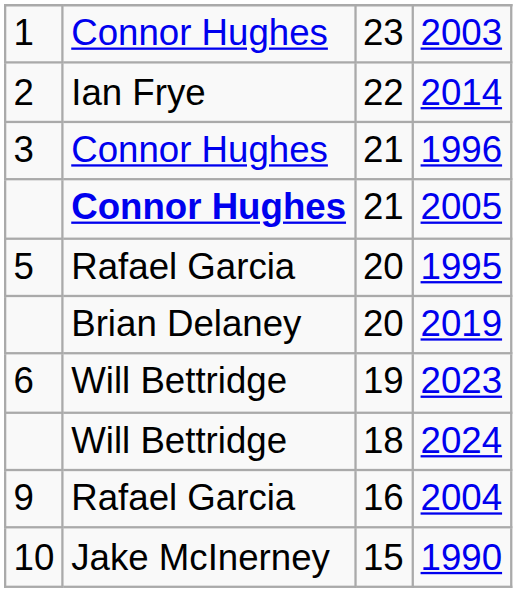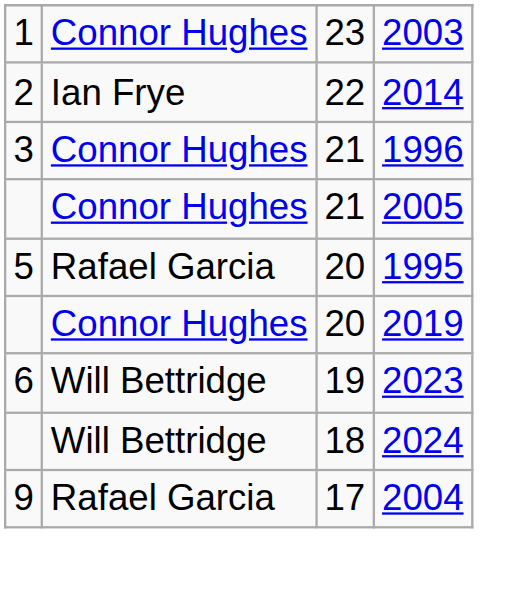(209, 207) bold -> (179, 207) normal
(186, 324) Brian Delaney -> (179, 324) Connor Hughes
(383, 498) 16 -> (345, 498) 17
- row: (461, 556)
